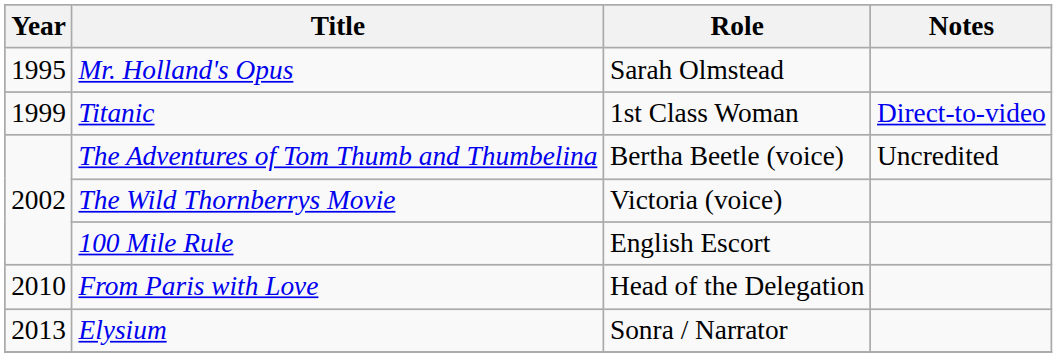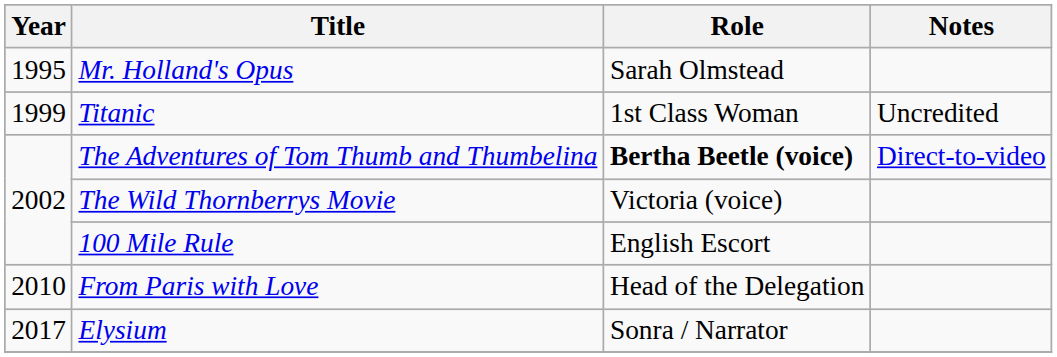(961, 112) Direct-to-video -> (938, 112) Uncredited
(727, 156) normal -> (731, 156) bold
(938, 156) Uncredited -> (961, 156) Direct-to-video
(39, 329) 2013 -> (39, 329) 2017
